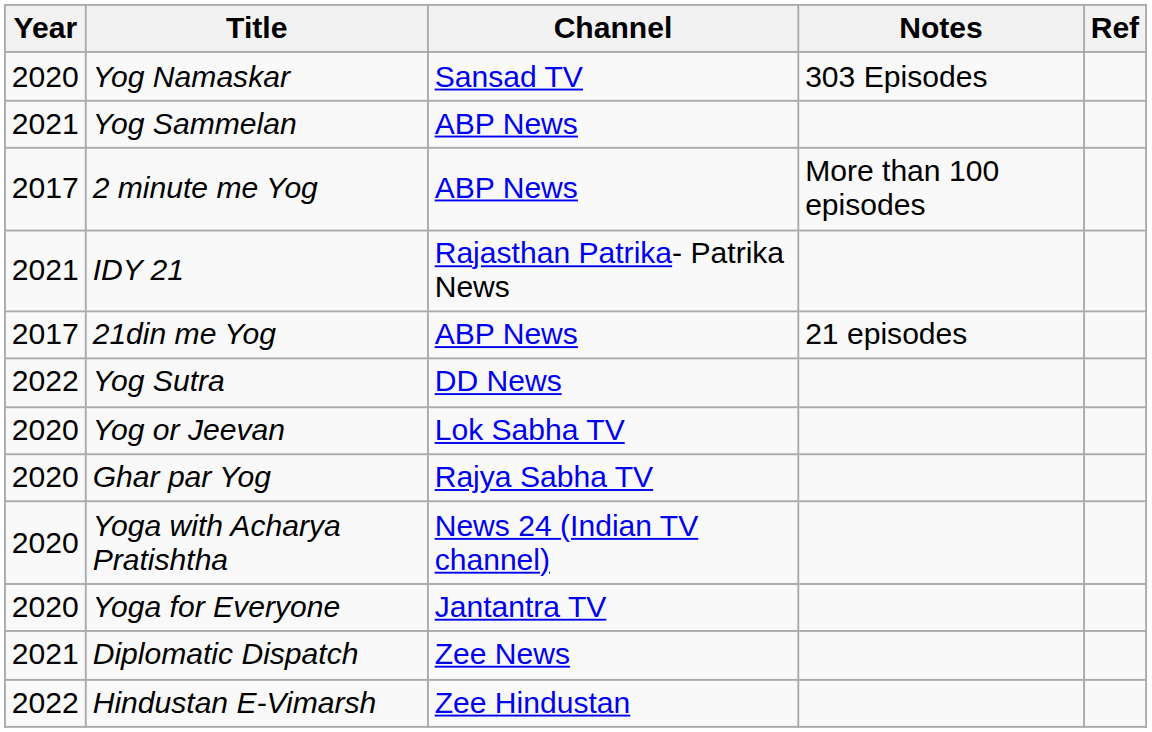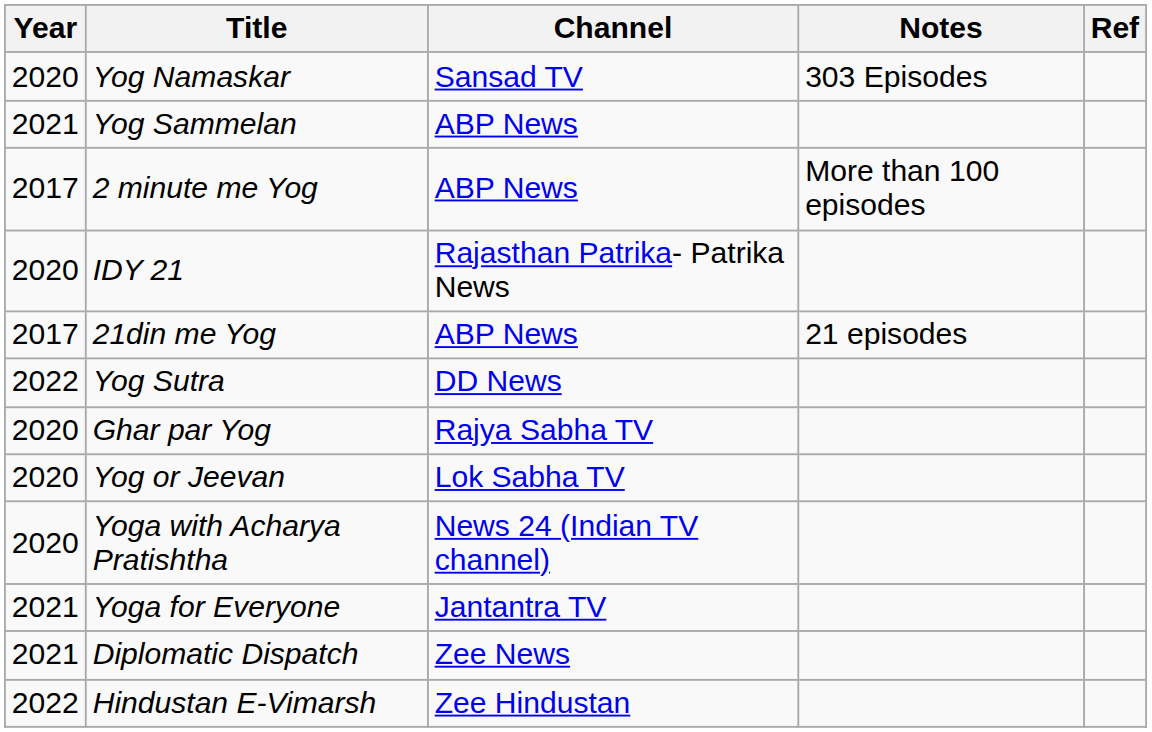(45, 269) 2021 -> (45, 269) 2020
rows swapped: (182, 477) <-> (189, 429)
(45, 606) 2020 -> (45, 606) 2021
